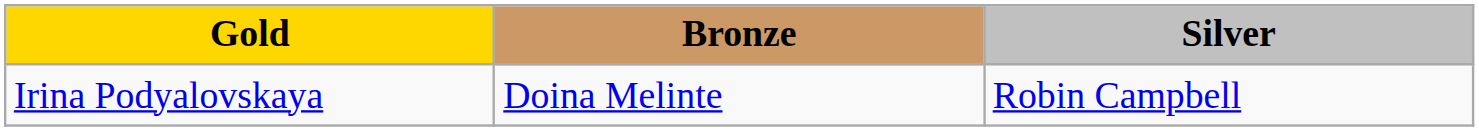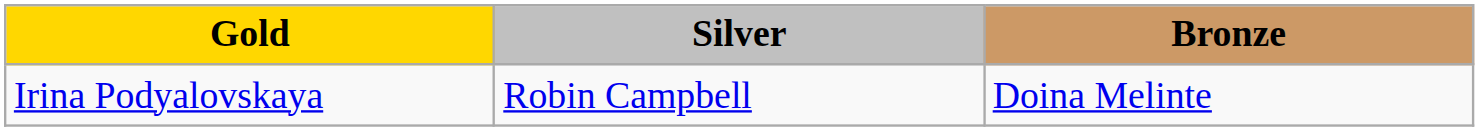columns swapped: (1229, 34) <-> (739, 34)
